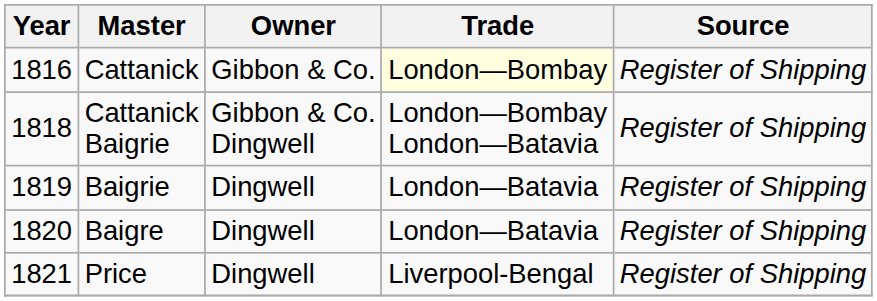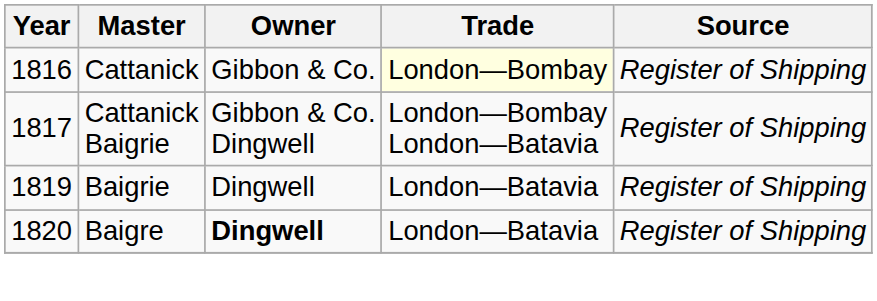(42, 128) 1818 -> (42, 128) 1817
(263, 230) normal -> (268, 230) bold
- row: (116, 273)
